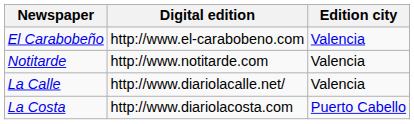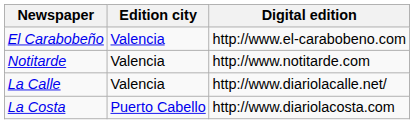columns swapped: (358, 15) <-> (207, 15)
